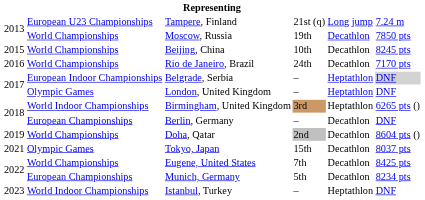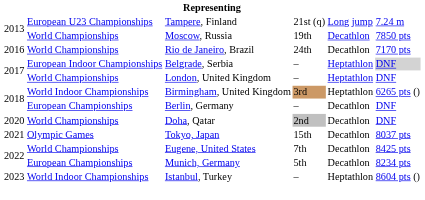- row: (195, 50)
(60, 92) Olympic Games -> (73, 78) World Championships
(14, 134) 2019 -> (14, 120) 2020
(398, 134) 8604 pts () -> (386, 120) DNF
(386, 190) DNF -> (398, 176) 8604 pts ()
